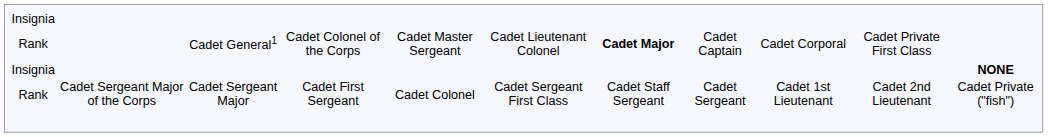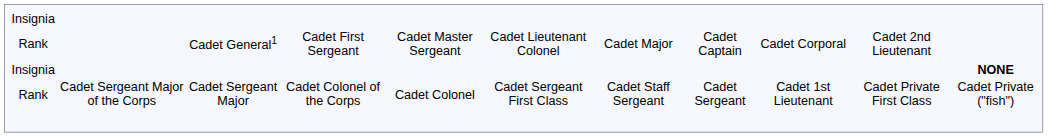(333, 43) Cadet Colonel of the Corps -> (333, 43) Cadet First Sergeant
(638, 43) bold -> (638, 43) normal
(902, 43) Cadet Private First Class -> (902, 43) Cadet 2nd Lieutenant
(333, 94) Cadet First Sergeant -> (333, 94) Cadet Colonel of the Corps
(902, 94) Cadet 2nd Lieutenant -> (902, 94) Cadet Private First Class
